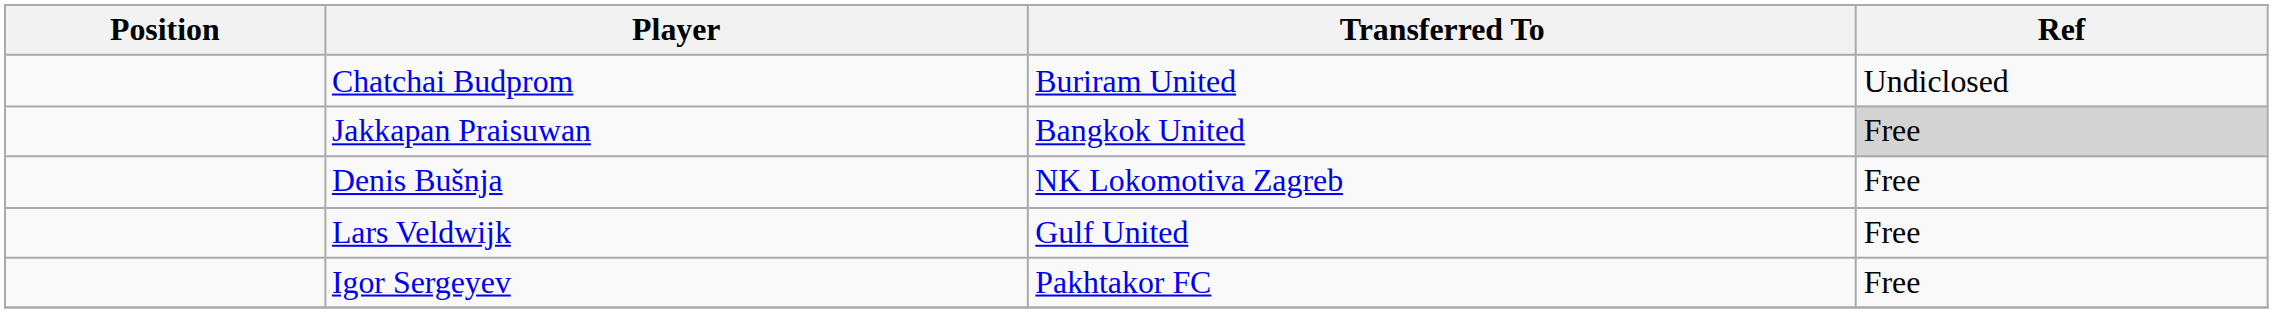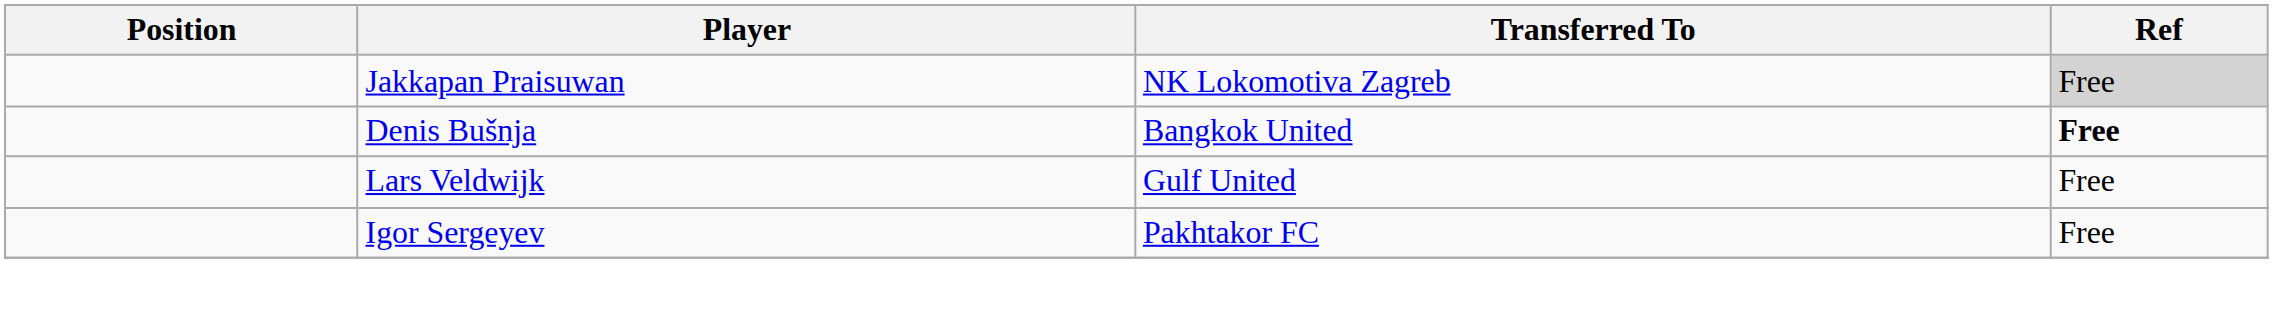- row: (453, 80)
(1140, 130) Bangkok United -> (1297, 80) NK Lokomotiva Zagreb
(1189, 181) NK Lokomotiva Zagreb -> (1248, 130) Bangkok United
(1892, 181) normal -> (2089, 130) bold
